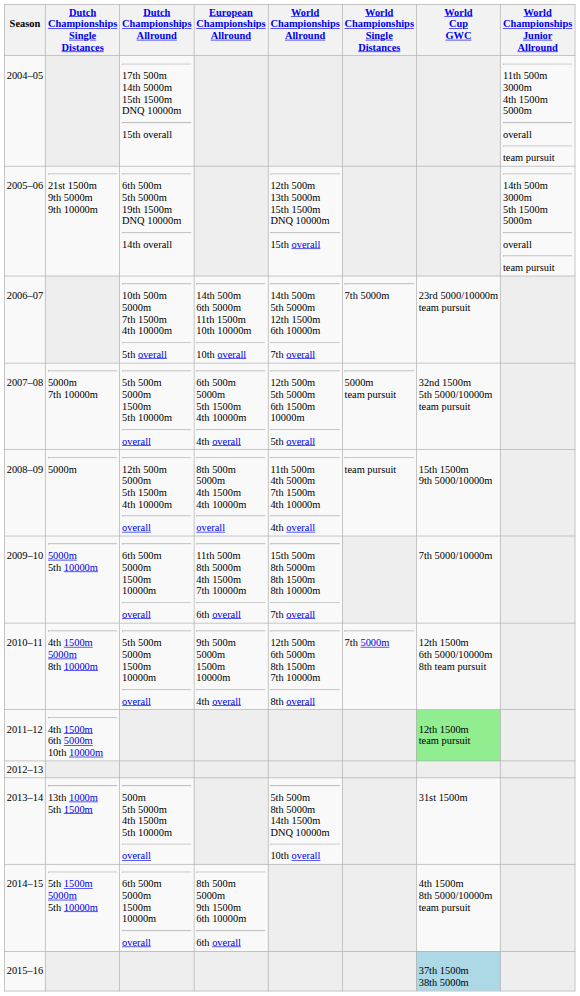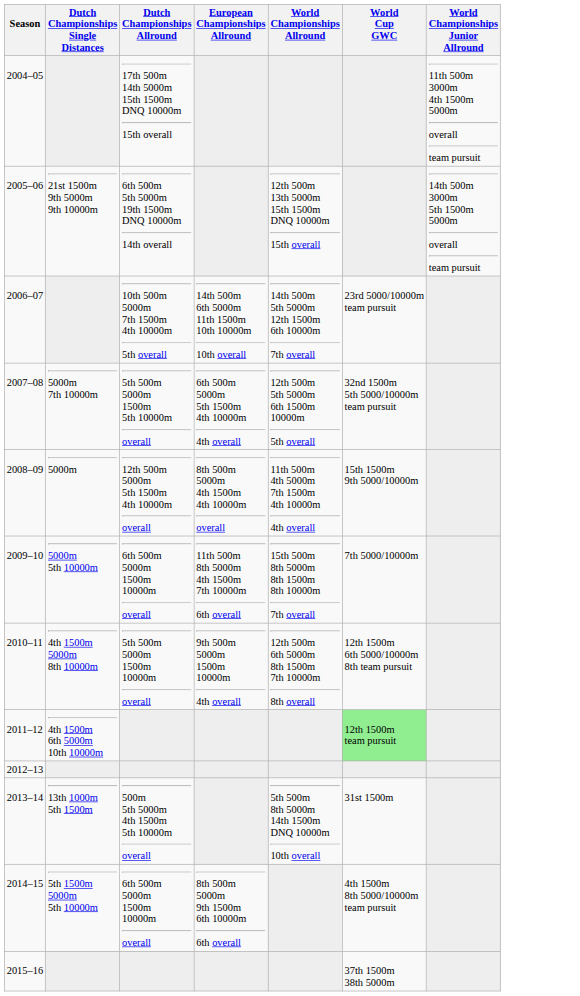- column: (379, 30)
(444, 977) lightblue background -> (370, 977) no background
